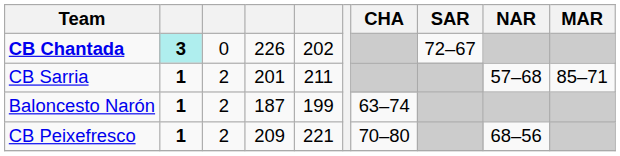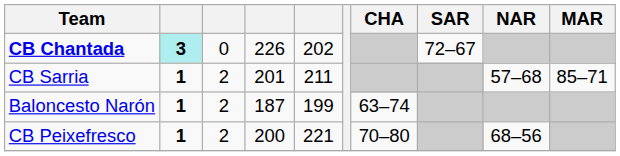(270, 135) 209 -> (270, 135) 200
